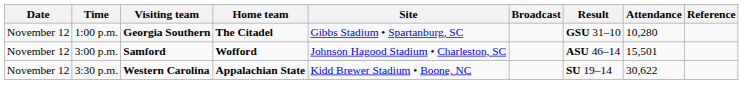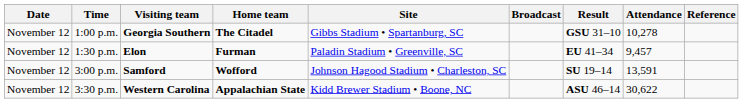(642, 32) 10,280 -> (642, 32) 10,278
+ row: (96, 51)
(593, 51) ASU 46–14 -> (589, 70) SU 19–14
(642, 51) 15,501 -> (642, 70) 13,591
(589, 70) SU 19–14 -> (593, 89) ASU 46–14
